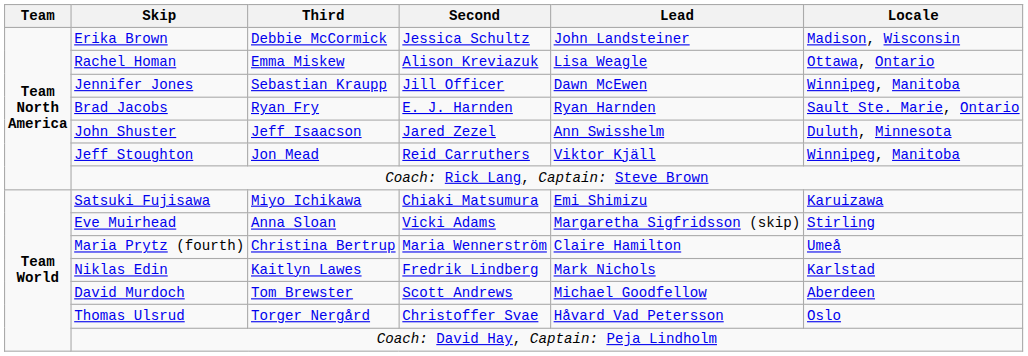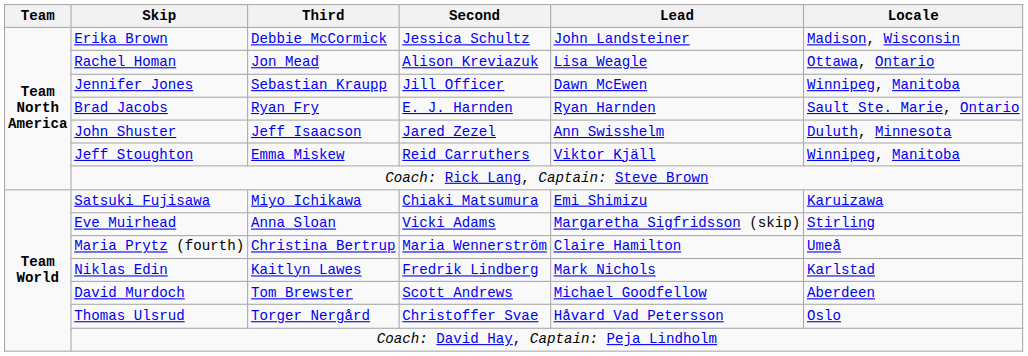(298, 62) Emma Miskew -> (285, 62) Jon Mead
(285, 155) Jon Mead -> (298, 155) Emma Miskew
